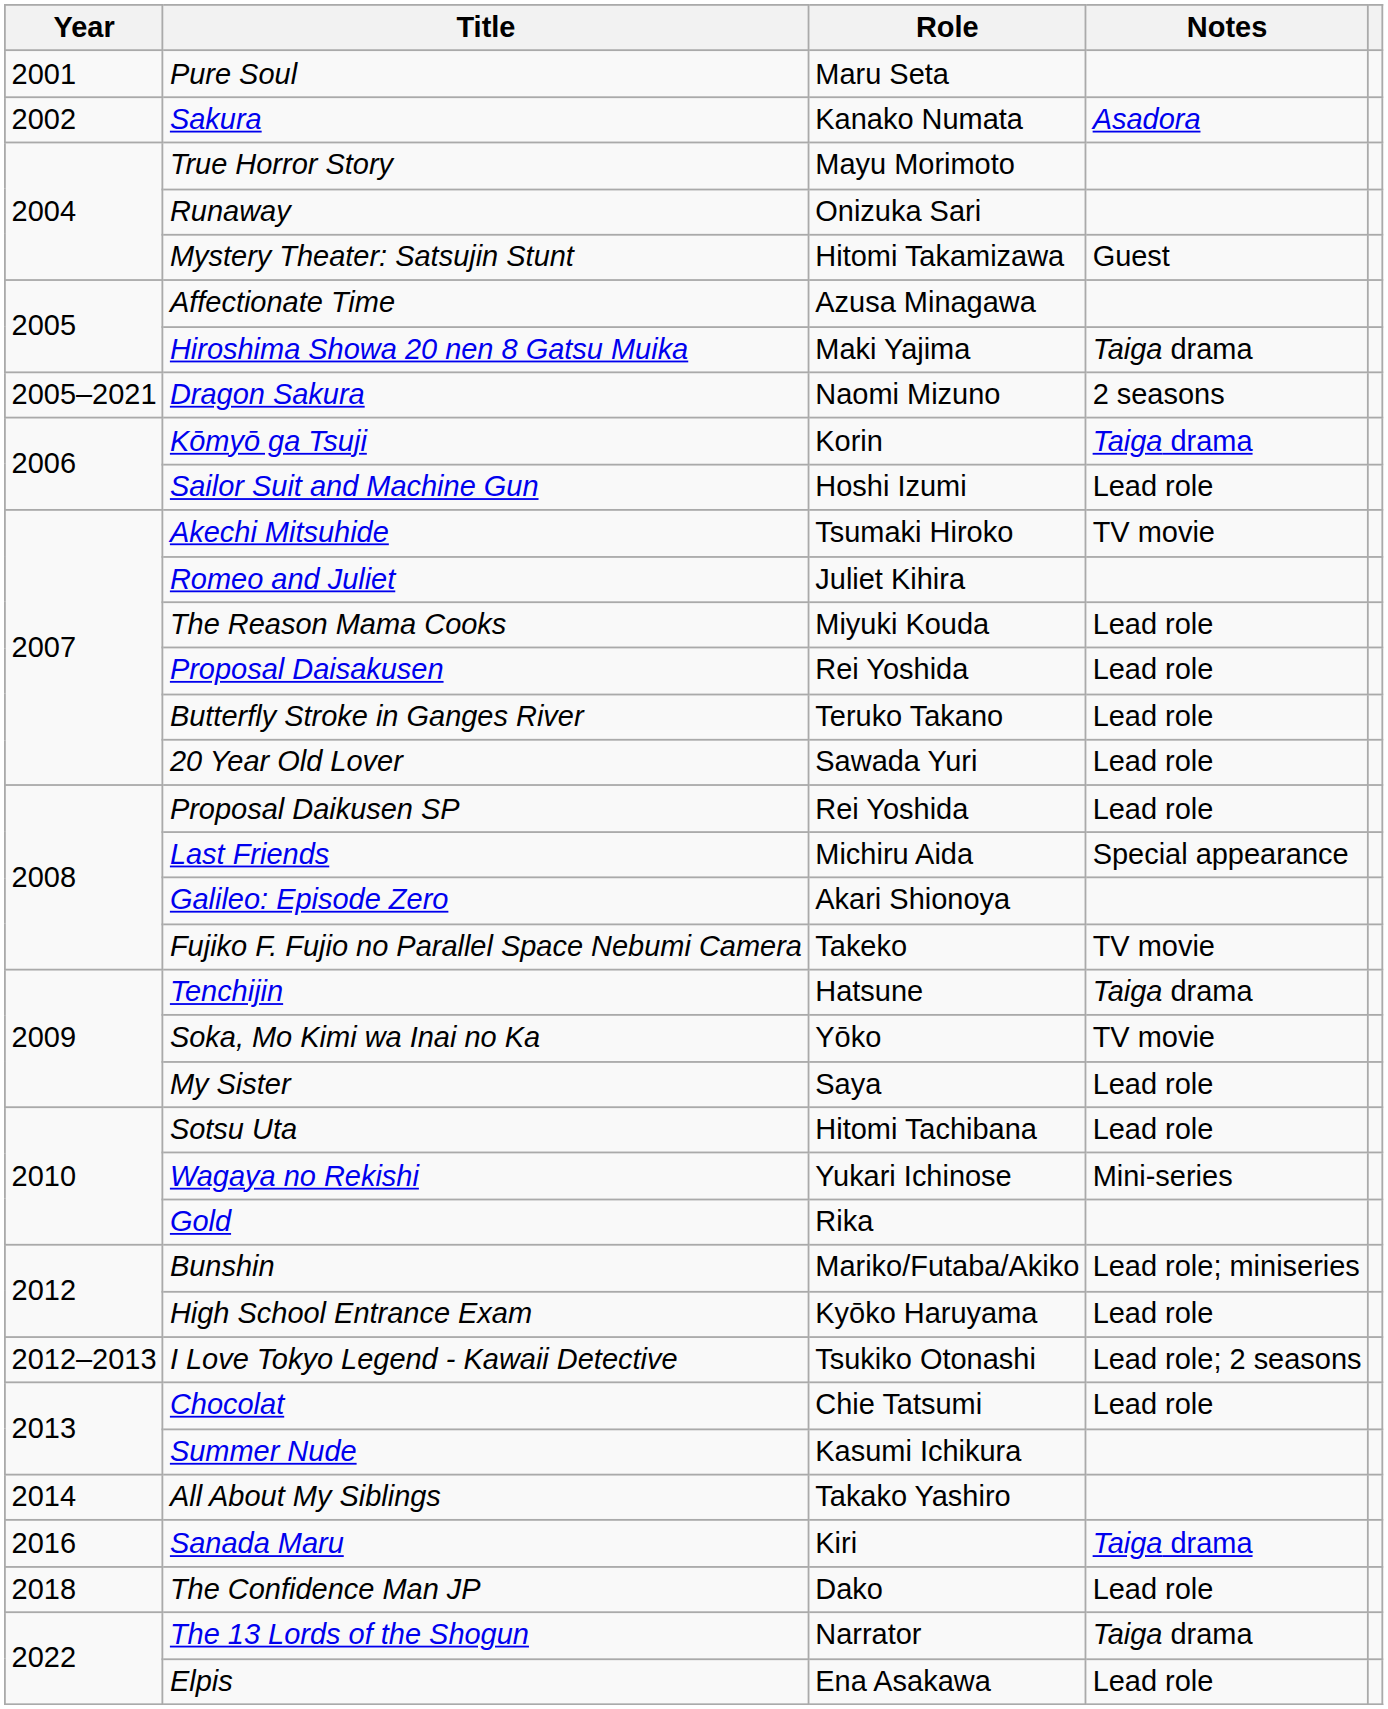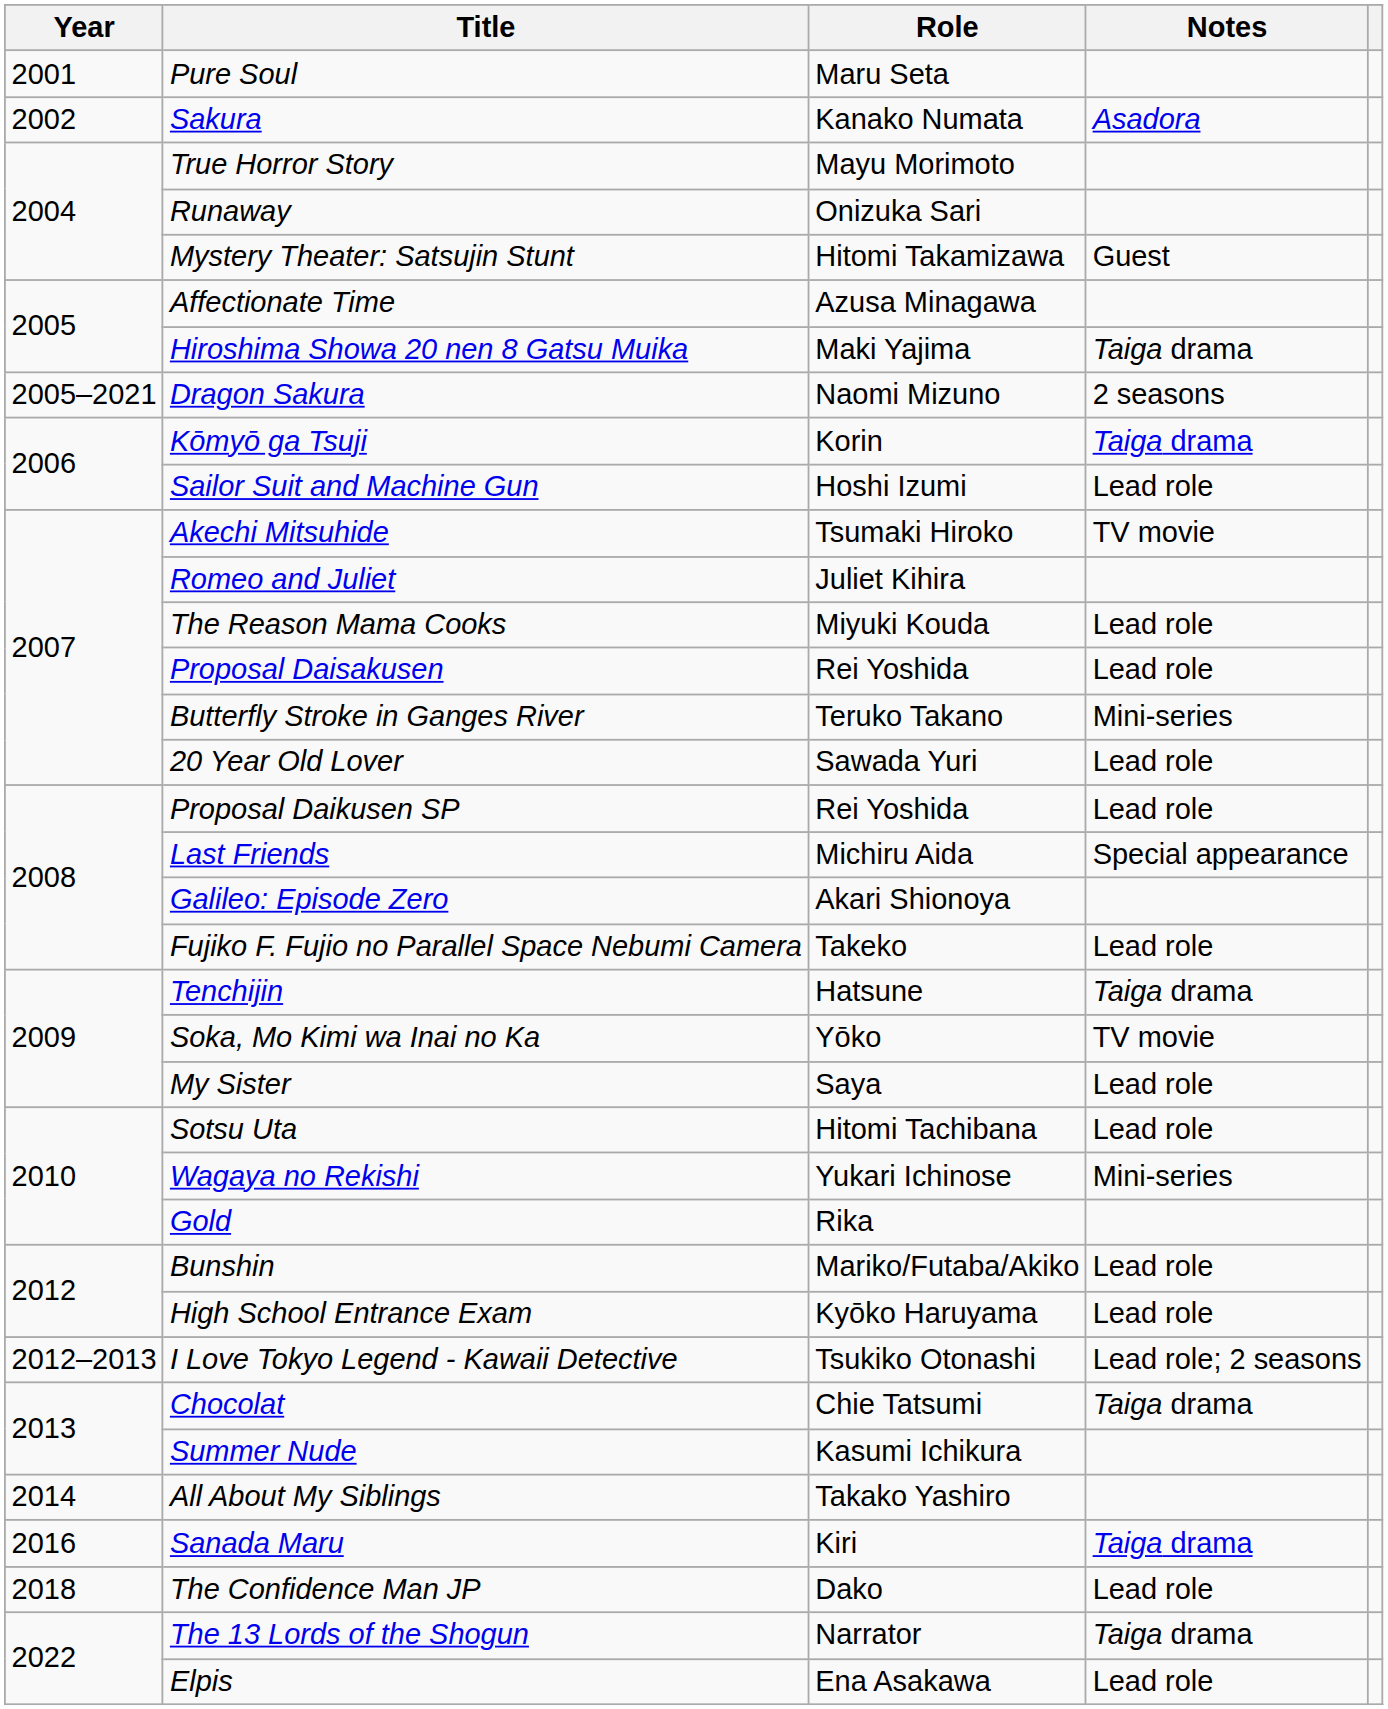(1153, 716) Lead role -> (1163, 716) Mini-series
(1154, 946) TV movie -> (1153, 946) Lead role
(1226, 1267) Lead role; miniseries -> (1153, 1267) Lead role
(1153, 1405) Lead role -> (1173, 1405) Taiga drama
